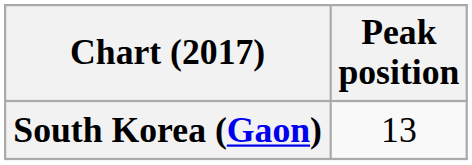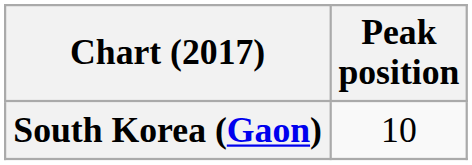(399, 129) 13 -> (399, 129) 10
